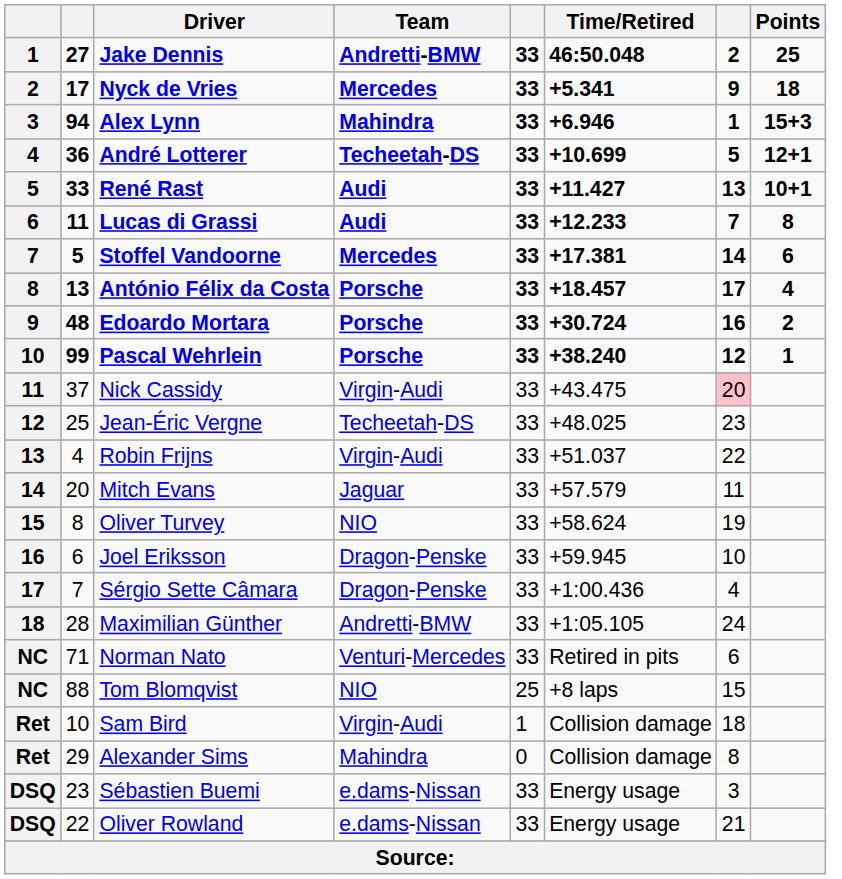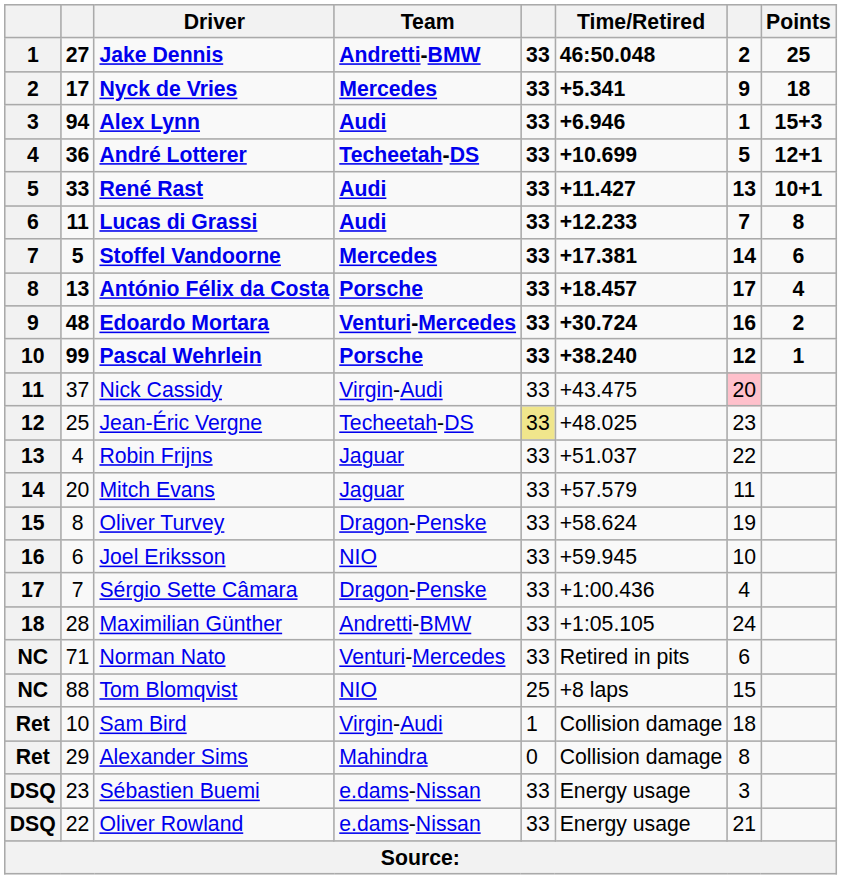(386, 121) Mahindra -> (363, 121) Audi
(381, 322) Porsche -> (428, 322) Venturi-Mercedes
(527, 422) no background -> (538, 422) khaki background
(391, 456) Virgin-Audi -> (372, 456) Jaguar
(358, 523) NIO -> (413, 523) Dragon-Penske
(413, 556) Dragon-Penske -> (358, 556) NIO
